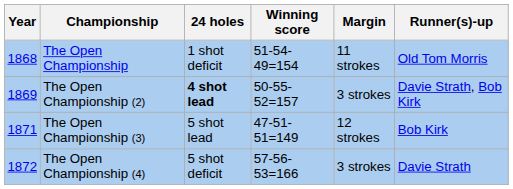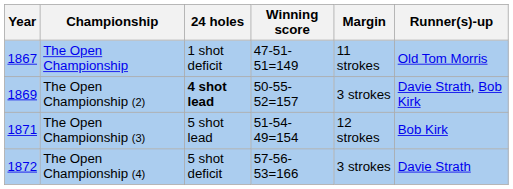(22, 58) 1868 -> (22, 58) 1867
(276, 58) 51-54-49=154 -> (276, 58) 47-51-51=149
(276, 130) 47-51-51=149 -> (276, 130) 51-54-49=154
